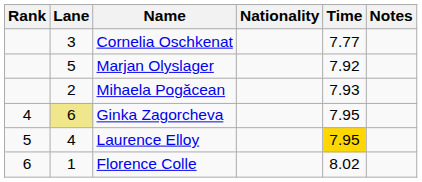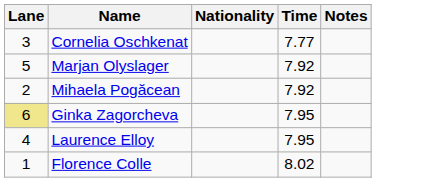- column: (27, 16)
(344, 90) 7.93 -> (299, 90) 7.92
(344, 139) gold background -> (299, 139) no background
